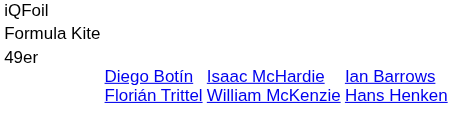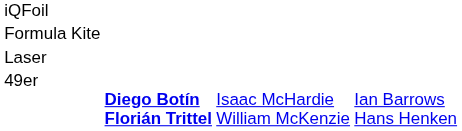+ row: (25, 57)
(154, 85) normal -> (158, 109) bold
